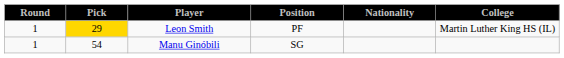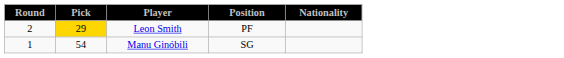- column: (498, 12)
(35, 28) 1 -> (30, 28) 2
